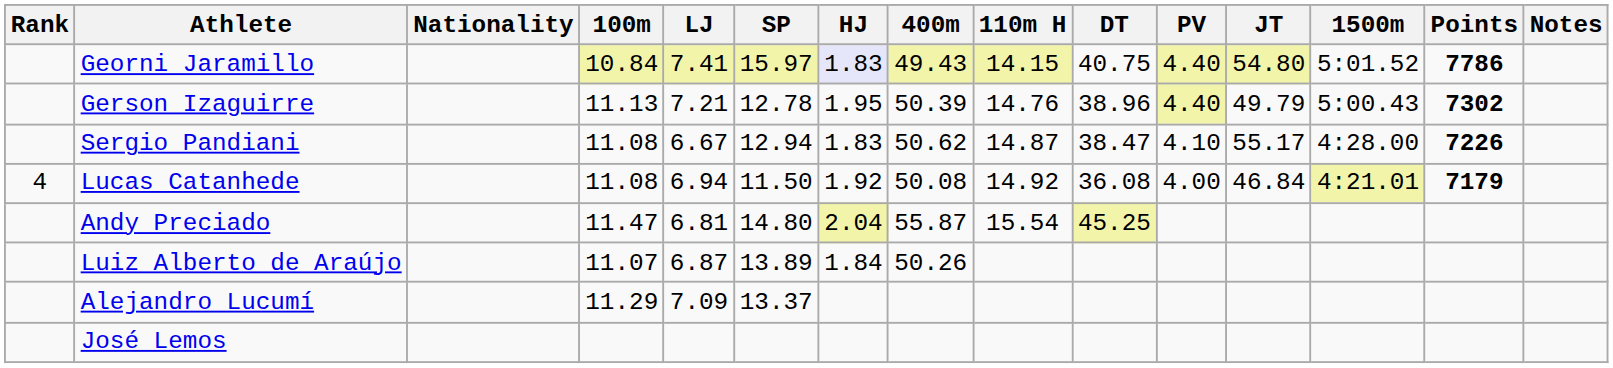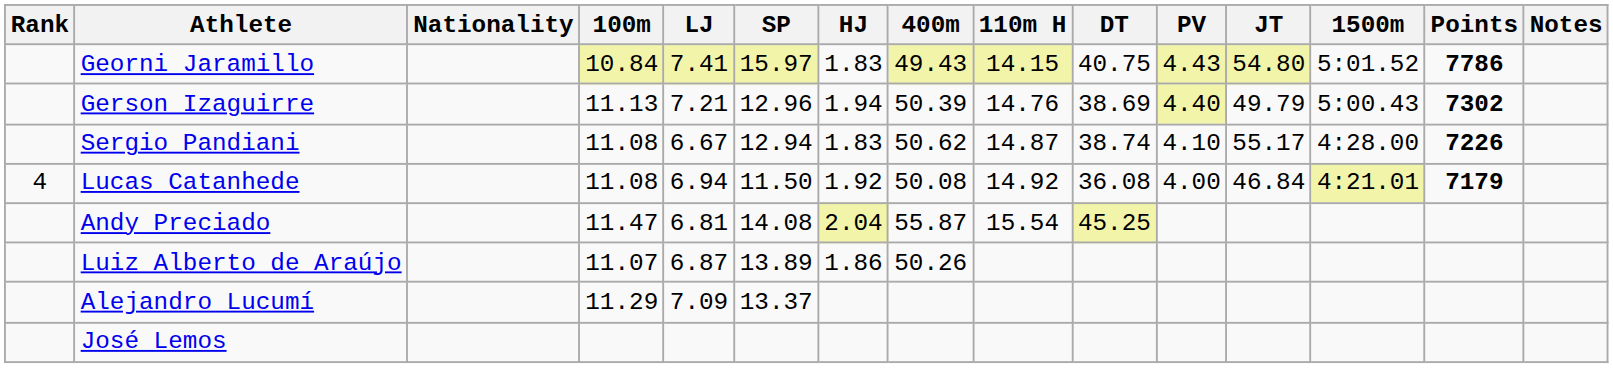(853, 64) lavender background -> (853, 64) no background
(1192, 64) 4.40 -> (1192, 64) 4.43
(776, 104) 12.78 -> (776, 104) 12.96
(853, 104) 1.95 -> (853, 104) 1.94
(1114, 104) 38.96 -> (1114, 104) 38.69
(1114, 144) 38.47 -> (1114, 144) 38.74
(776, 223) 14.80 -> (776, 223) 14.08
(853, 262) 1.84 -> (853, 262) 1.86
